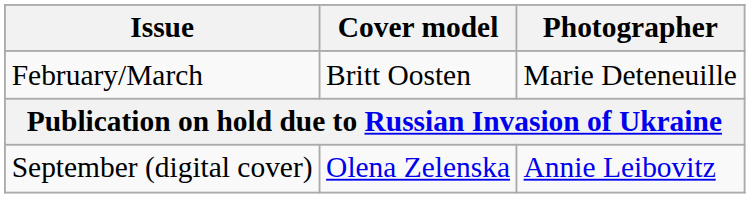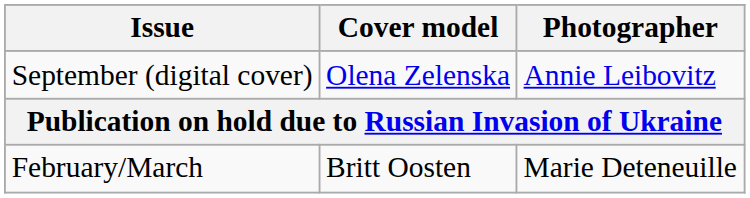rows swapped: (107, 74) <-> (162, 167)
